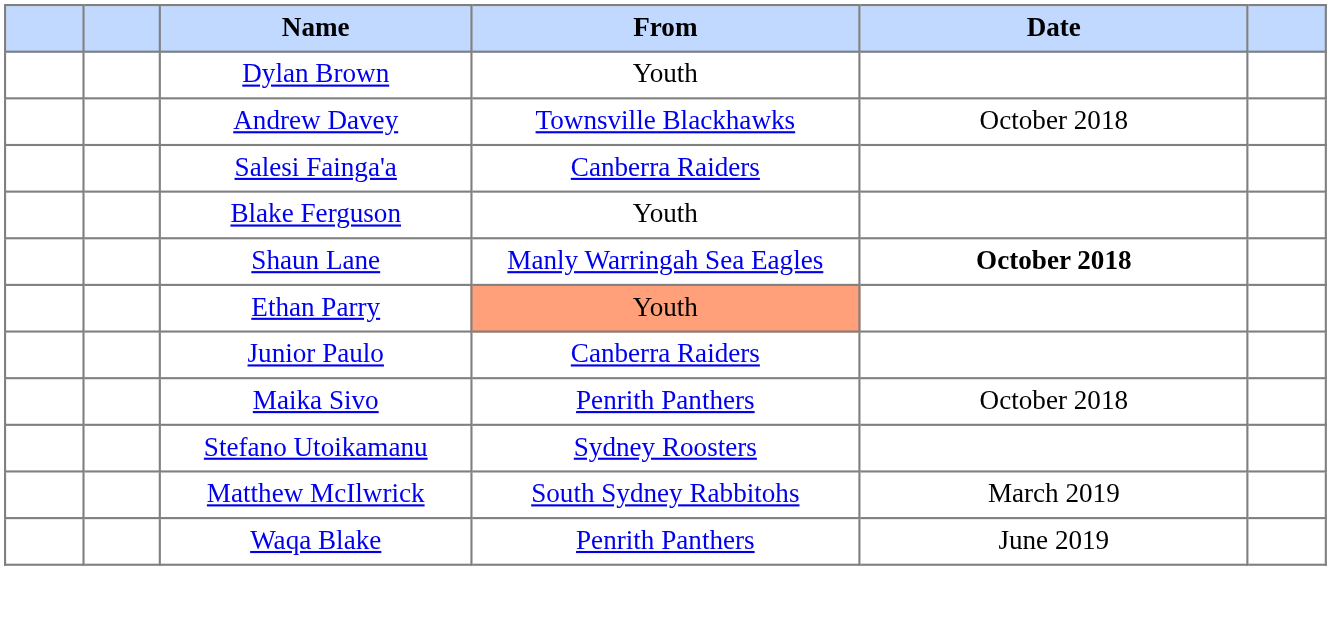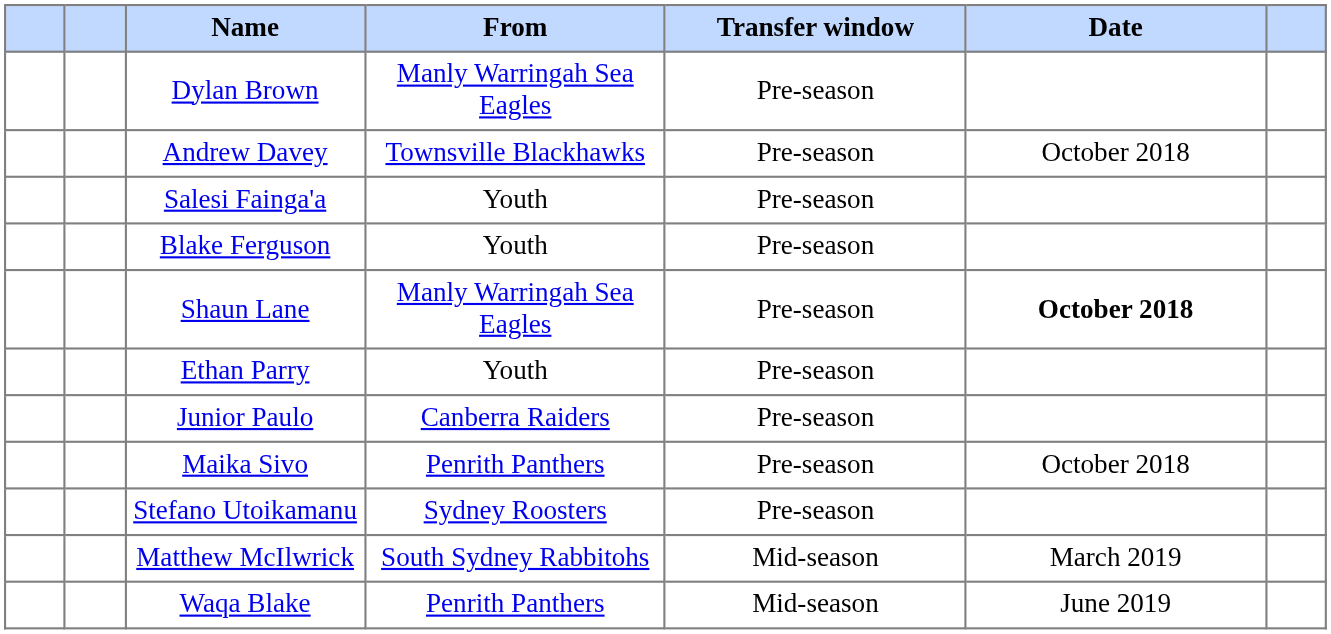+ column: (815, 27)
(665, 74) Youth -> (515, 90) Manly Warringah Sea Eagles
(665, 167) Canberra Raiders -> (515, 199) Youth
(665, 307) lightsalmon background -> (515, 371) no background
